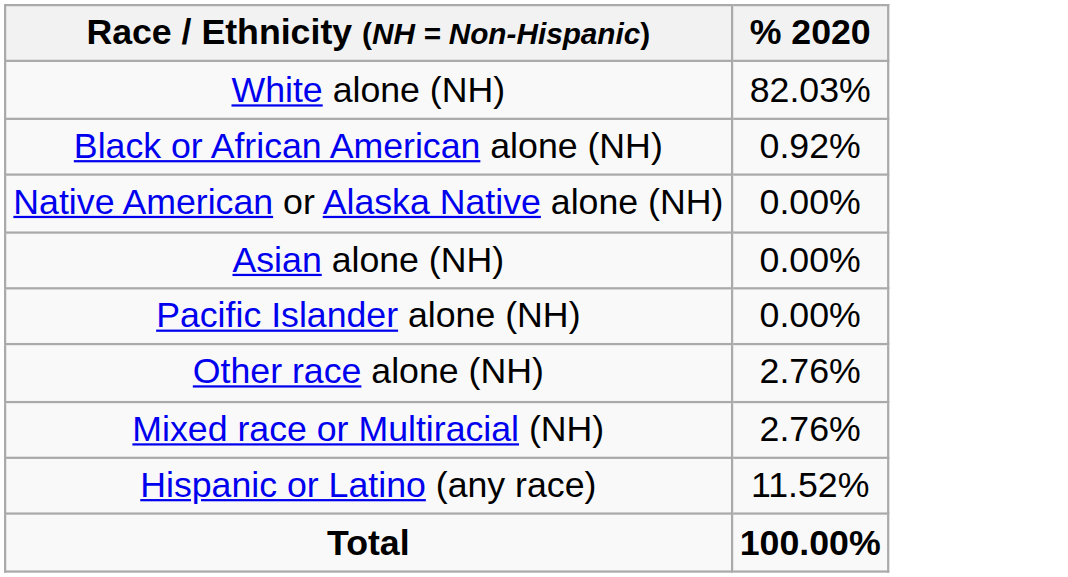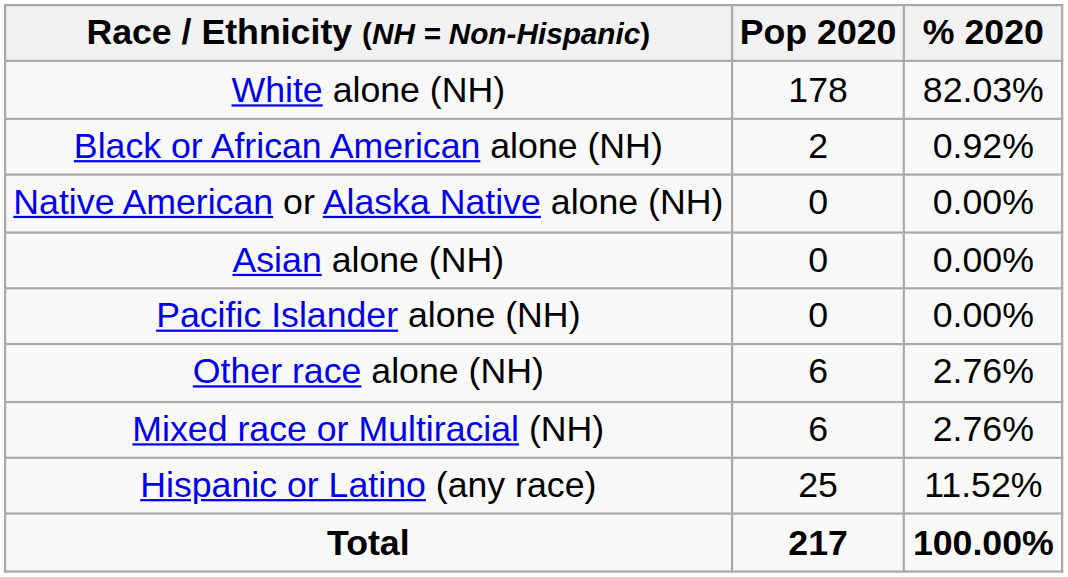+ column: (818, 32)
